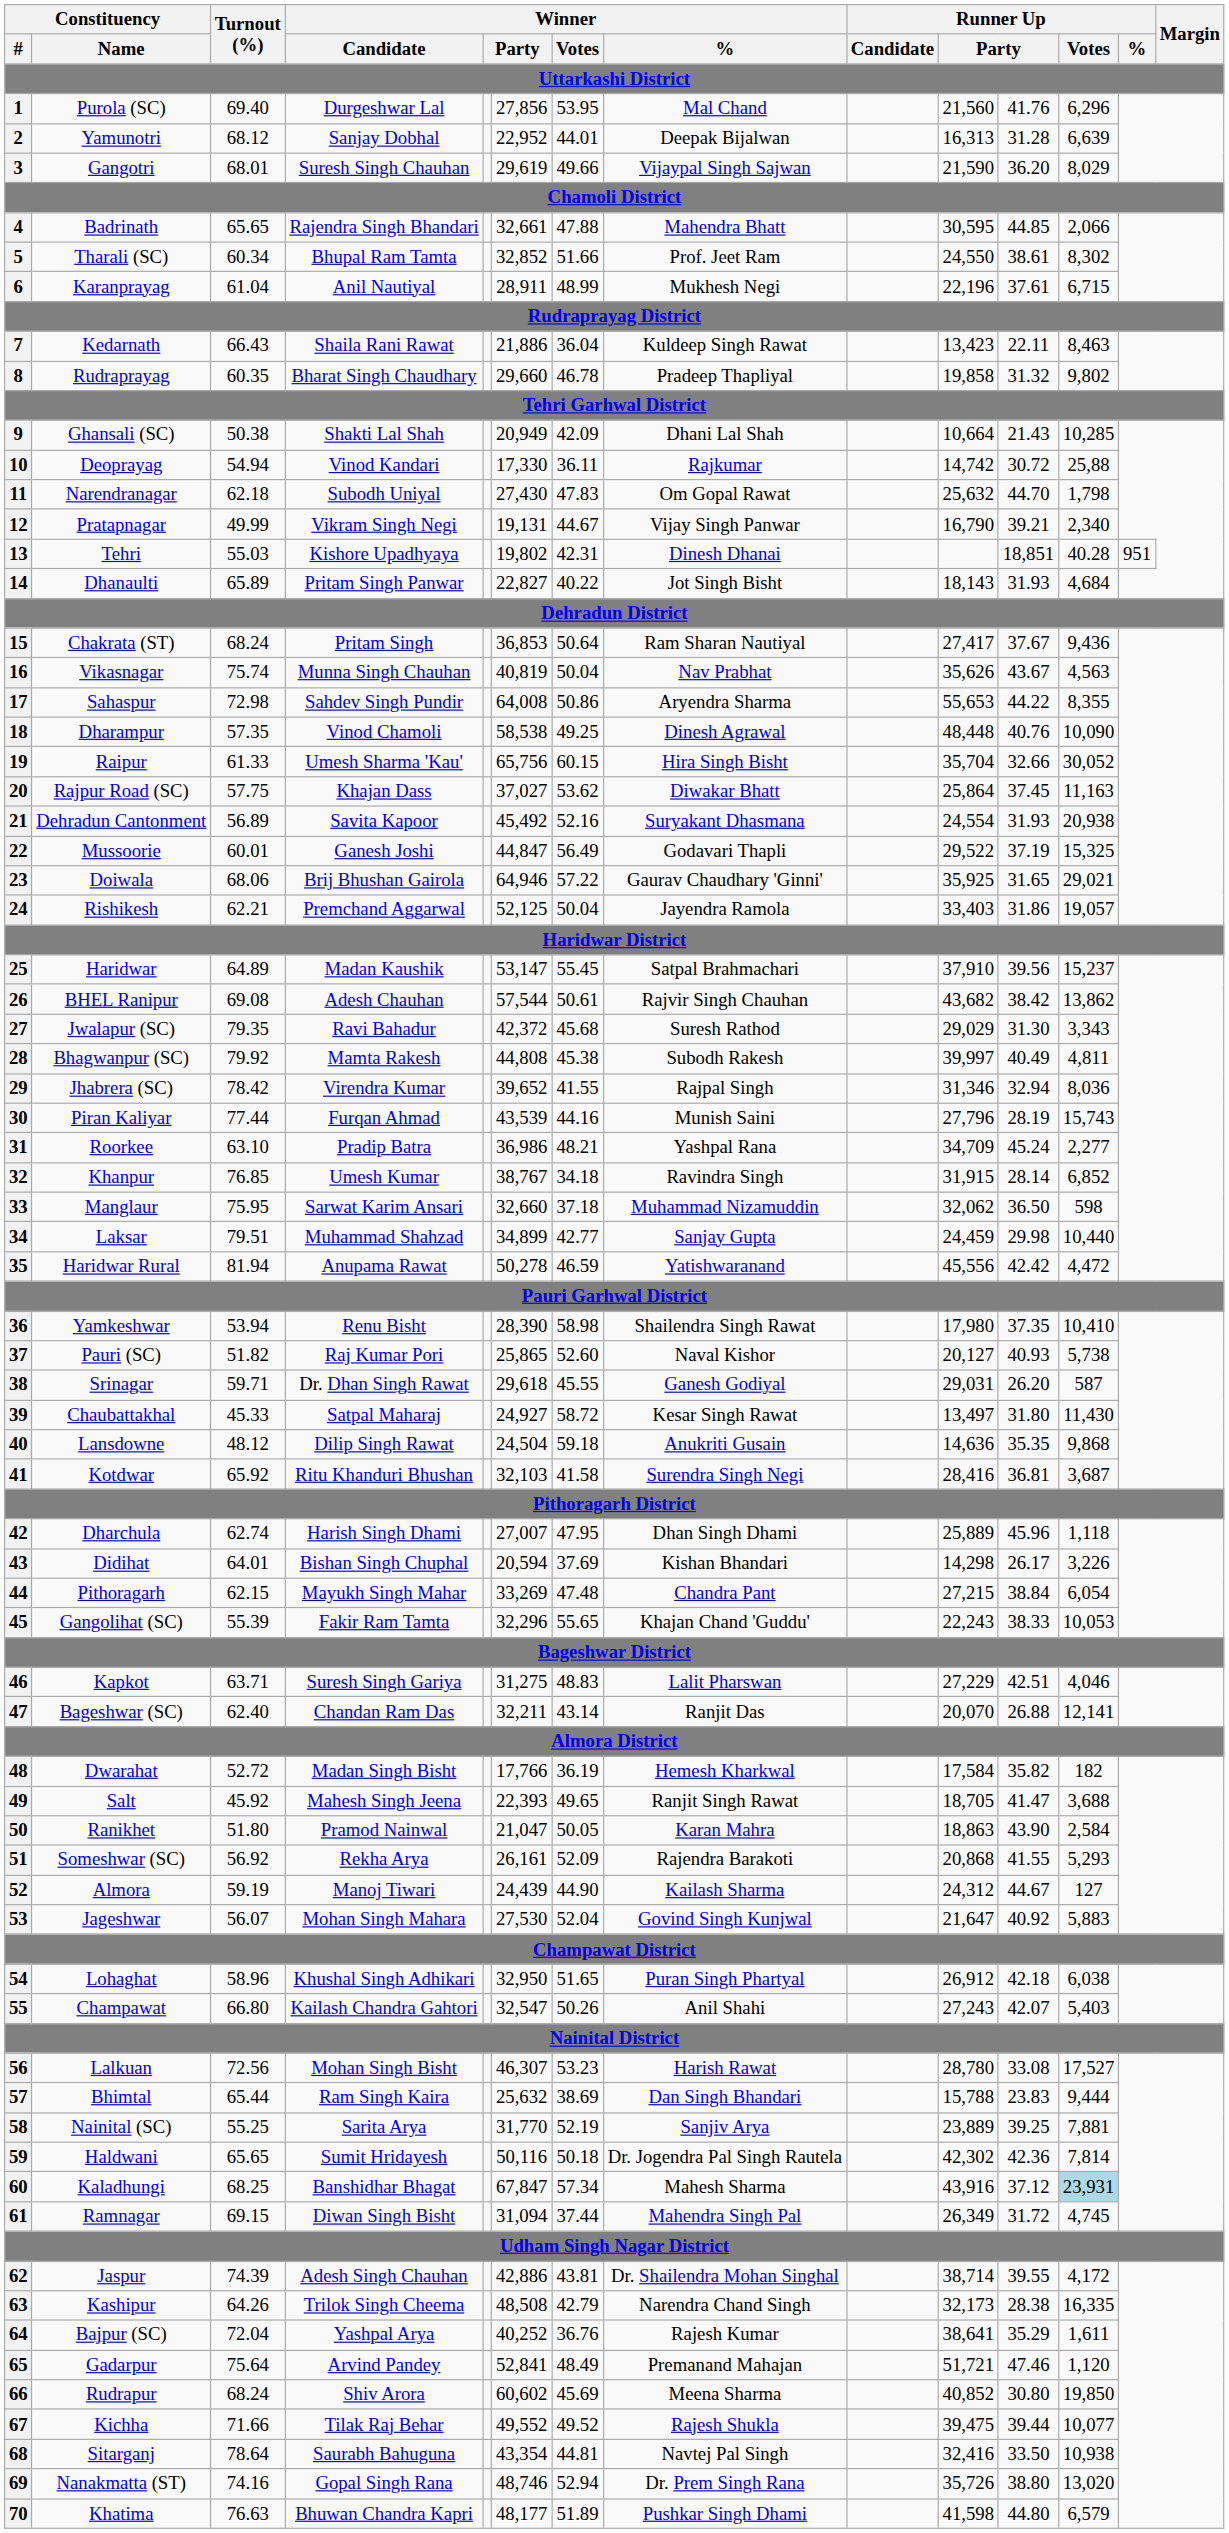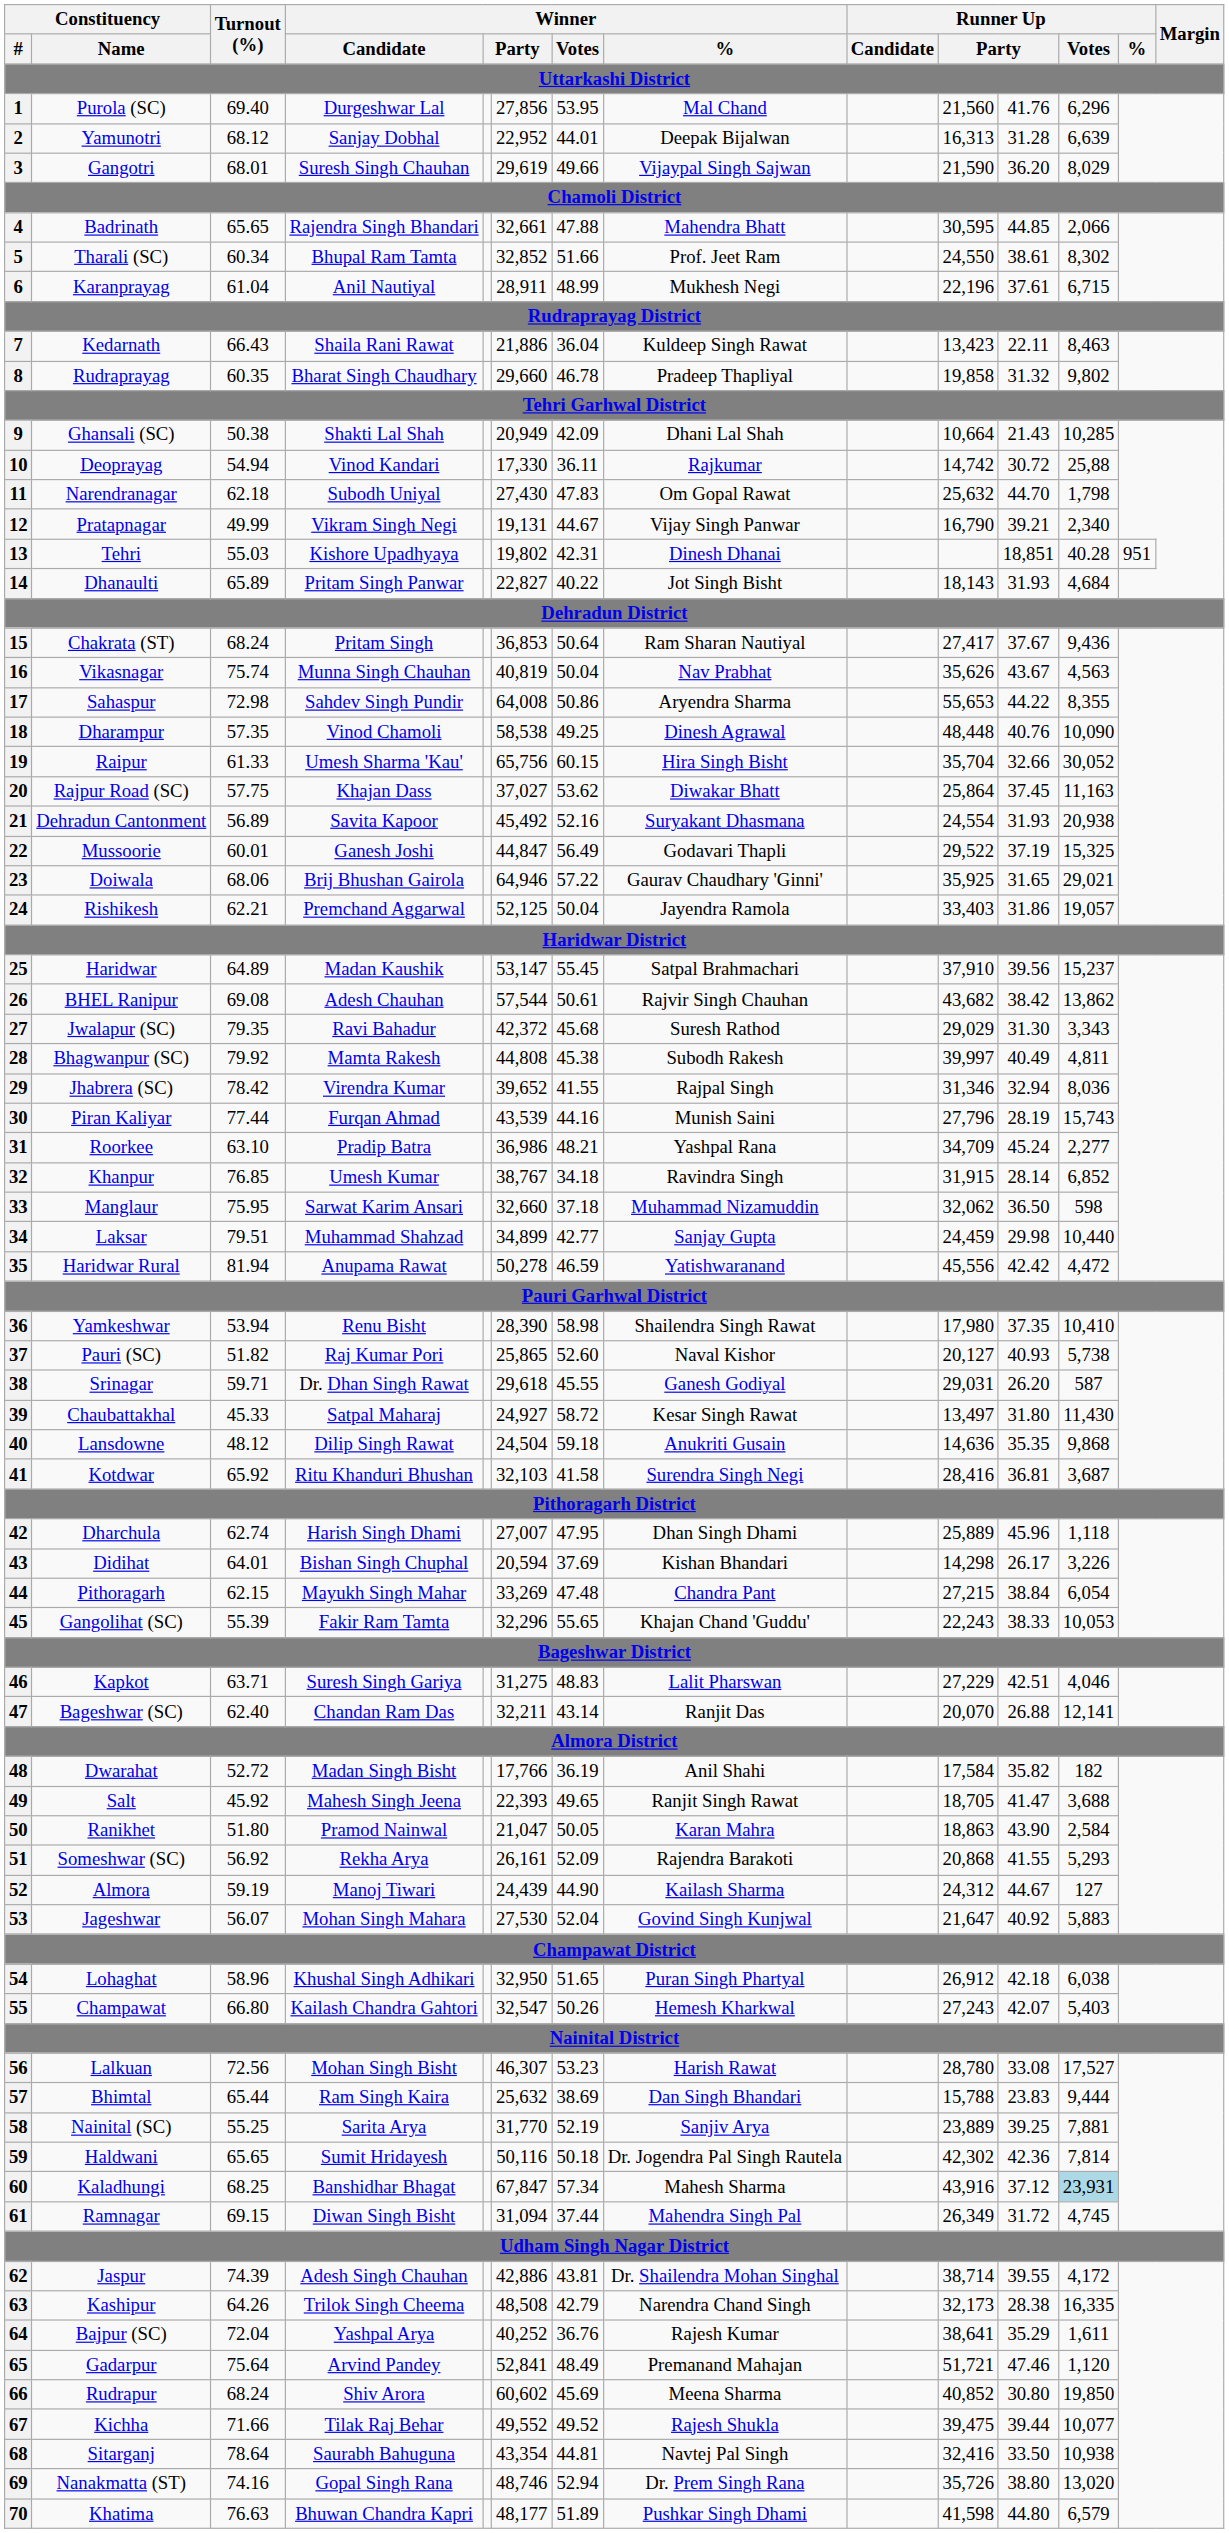(725, 1770) Hemesh Kharkwal -> (725, 1770) Anil Shahi
(725, 2008) Anil Shahi -> (725, 2008) Hemesh Kharkwal
